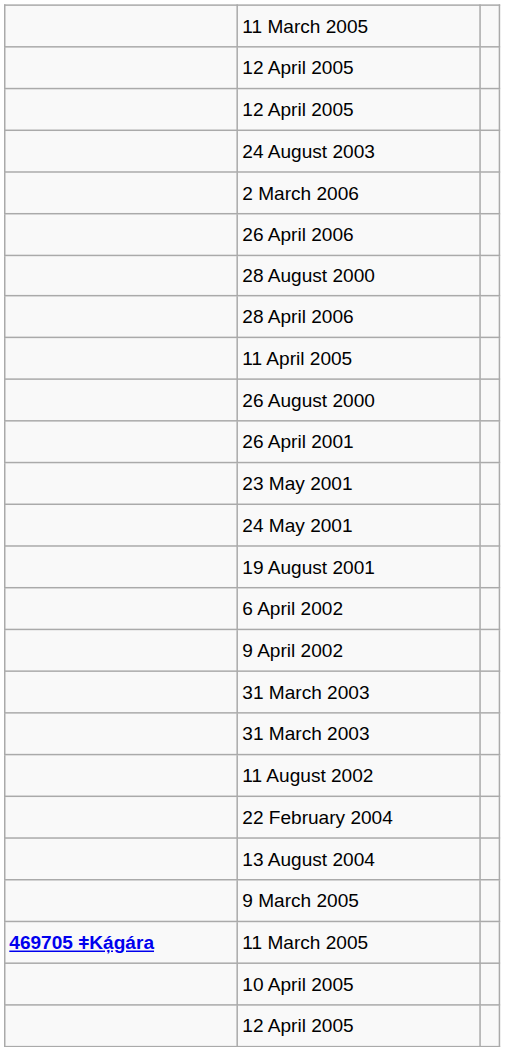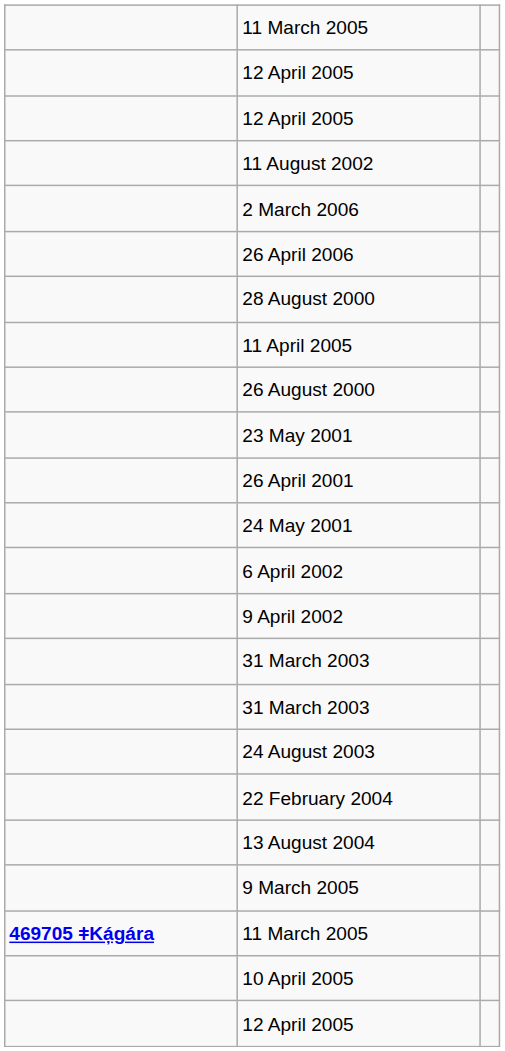rows swapped: (121, 775) <-> (121, 151)
- row: (121, 317)
rows swapped: (121, 442) <-> (121, 484)
- row: (121, 567)
